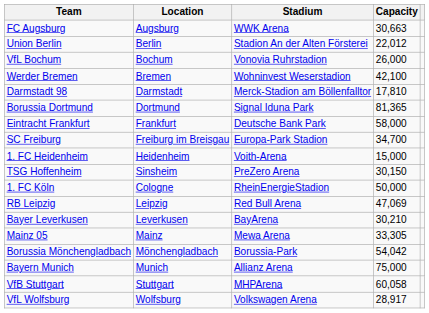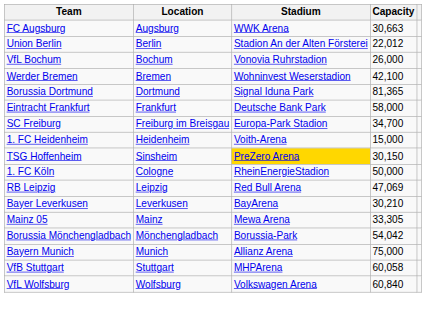- row: (37, 92)
(267, 172) no background -> (267, 156) gold background
(391, 300) 28,917 -> (388, 284) 60,840
